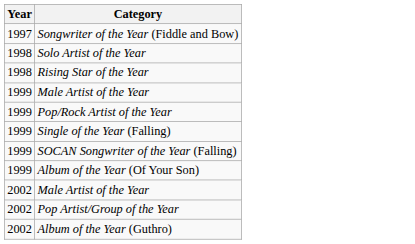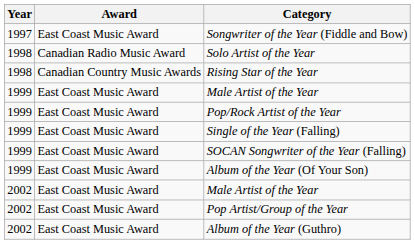+ column: (119, 14)
